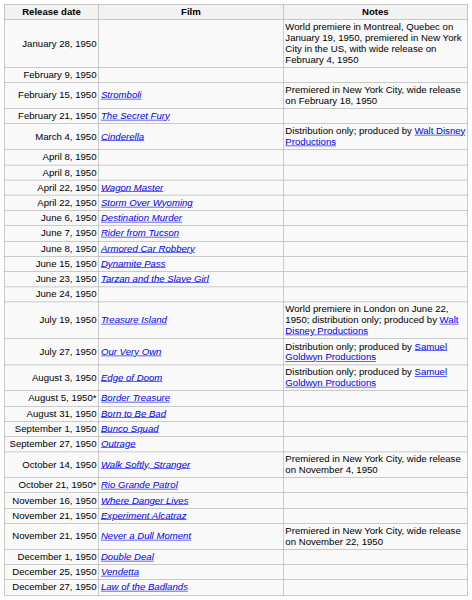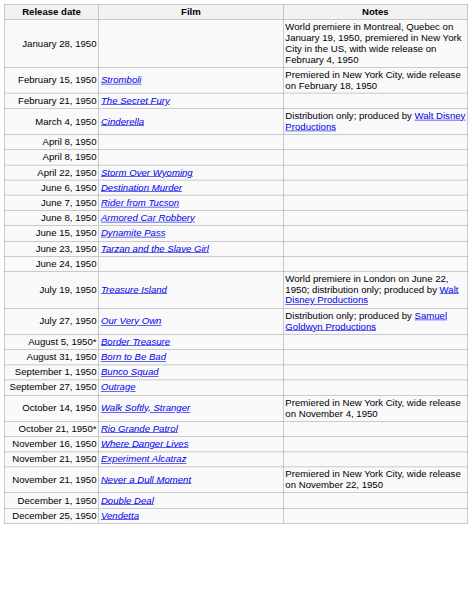- row: (60, 74)
- row: (67, 187)
- row: (64, 377)
- row: (54, 587)
